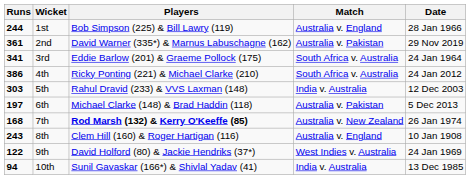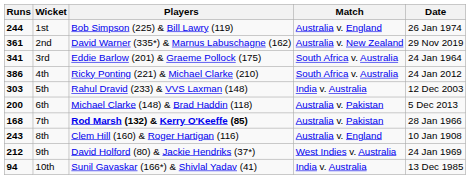(435, 27) 28 Jan 1966 -> (435, 27) 26 Jan 1974
(340, 43) Australia v. Pakistan -> (350, 43) Australia v. New Zealand
(15, 105) 197 -> (15, 105) 200
(350, 120) Australia v. New Zealand -> (340, 120) Australia v. Pakistan
(435, 120) 26 Jan 1974 -> (435, 120) 28 Jan 1966
(15, 151) 122 -> (15, 151) 212
